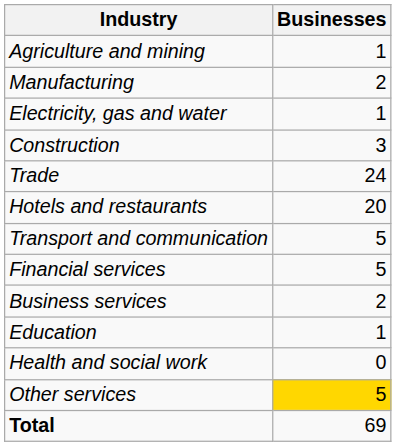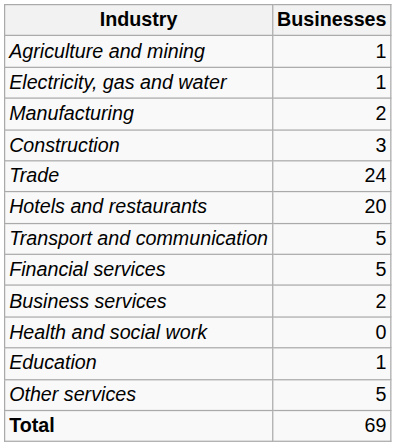rows swapped: (72, 82) <-> (118, 113)
rows swapped: (53, 332) <-> (108, 363)
(381, 394) gold background -> (381, 394) no background
